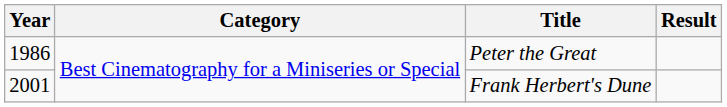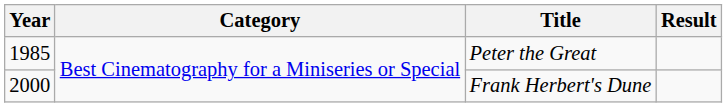(30, 53) 1986 -> (30, 53) 1985
(30, 85) 2001 -> (30, 85) 2000
